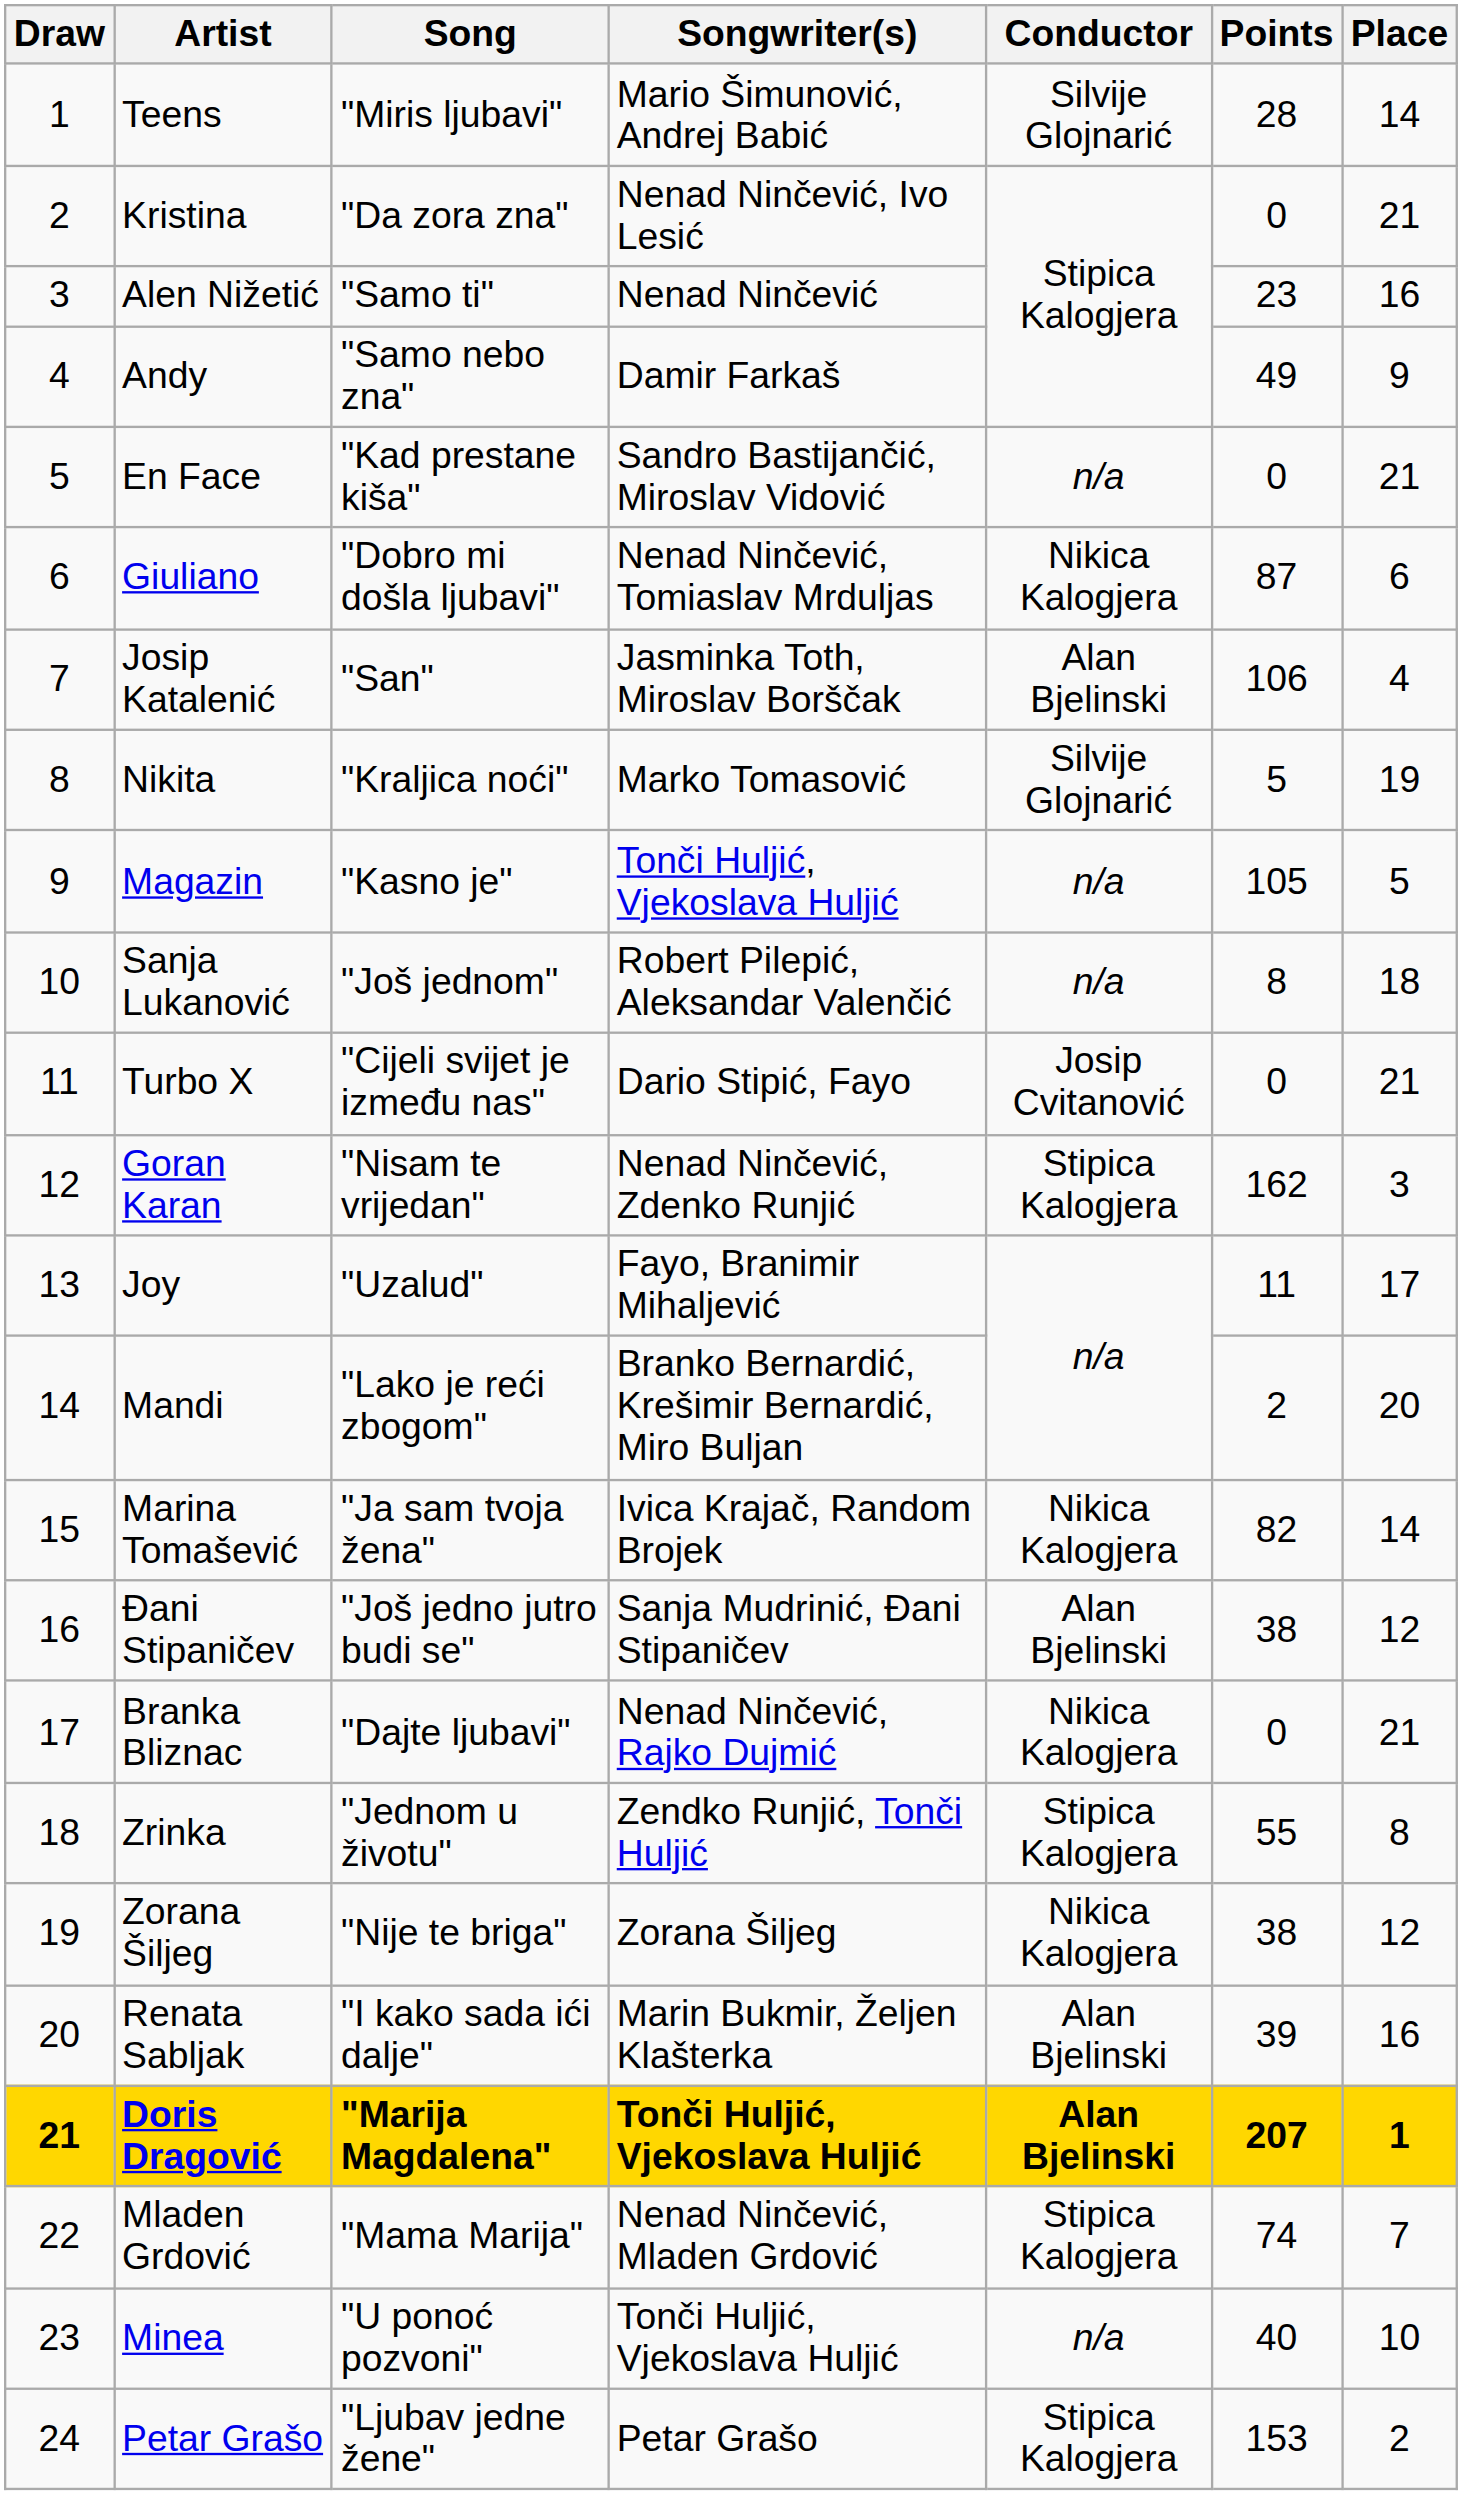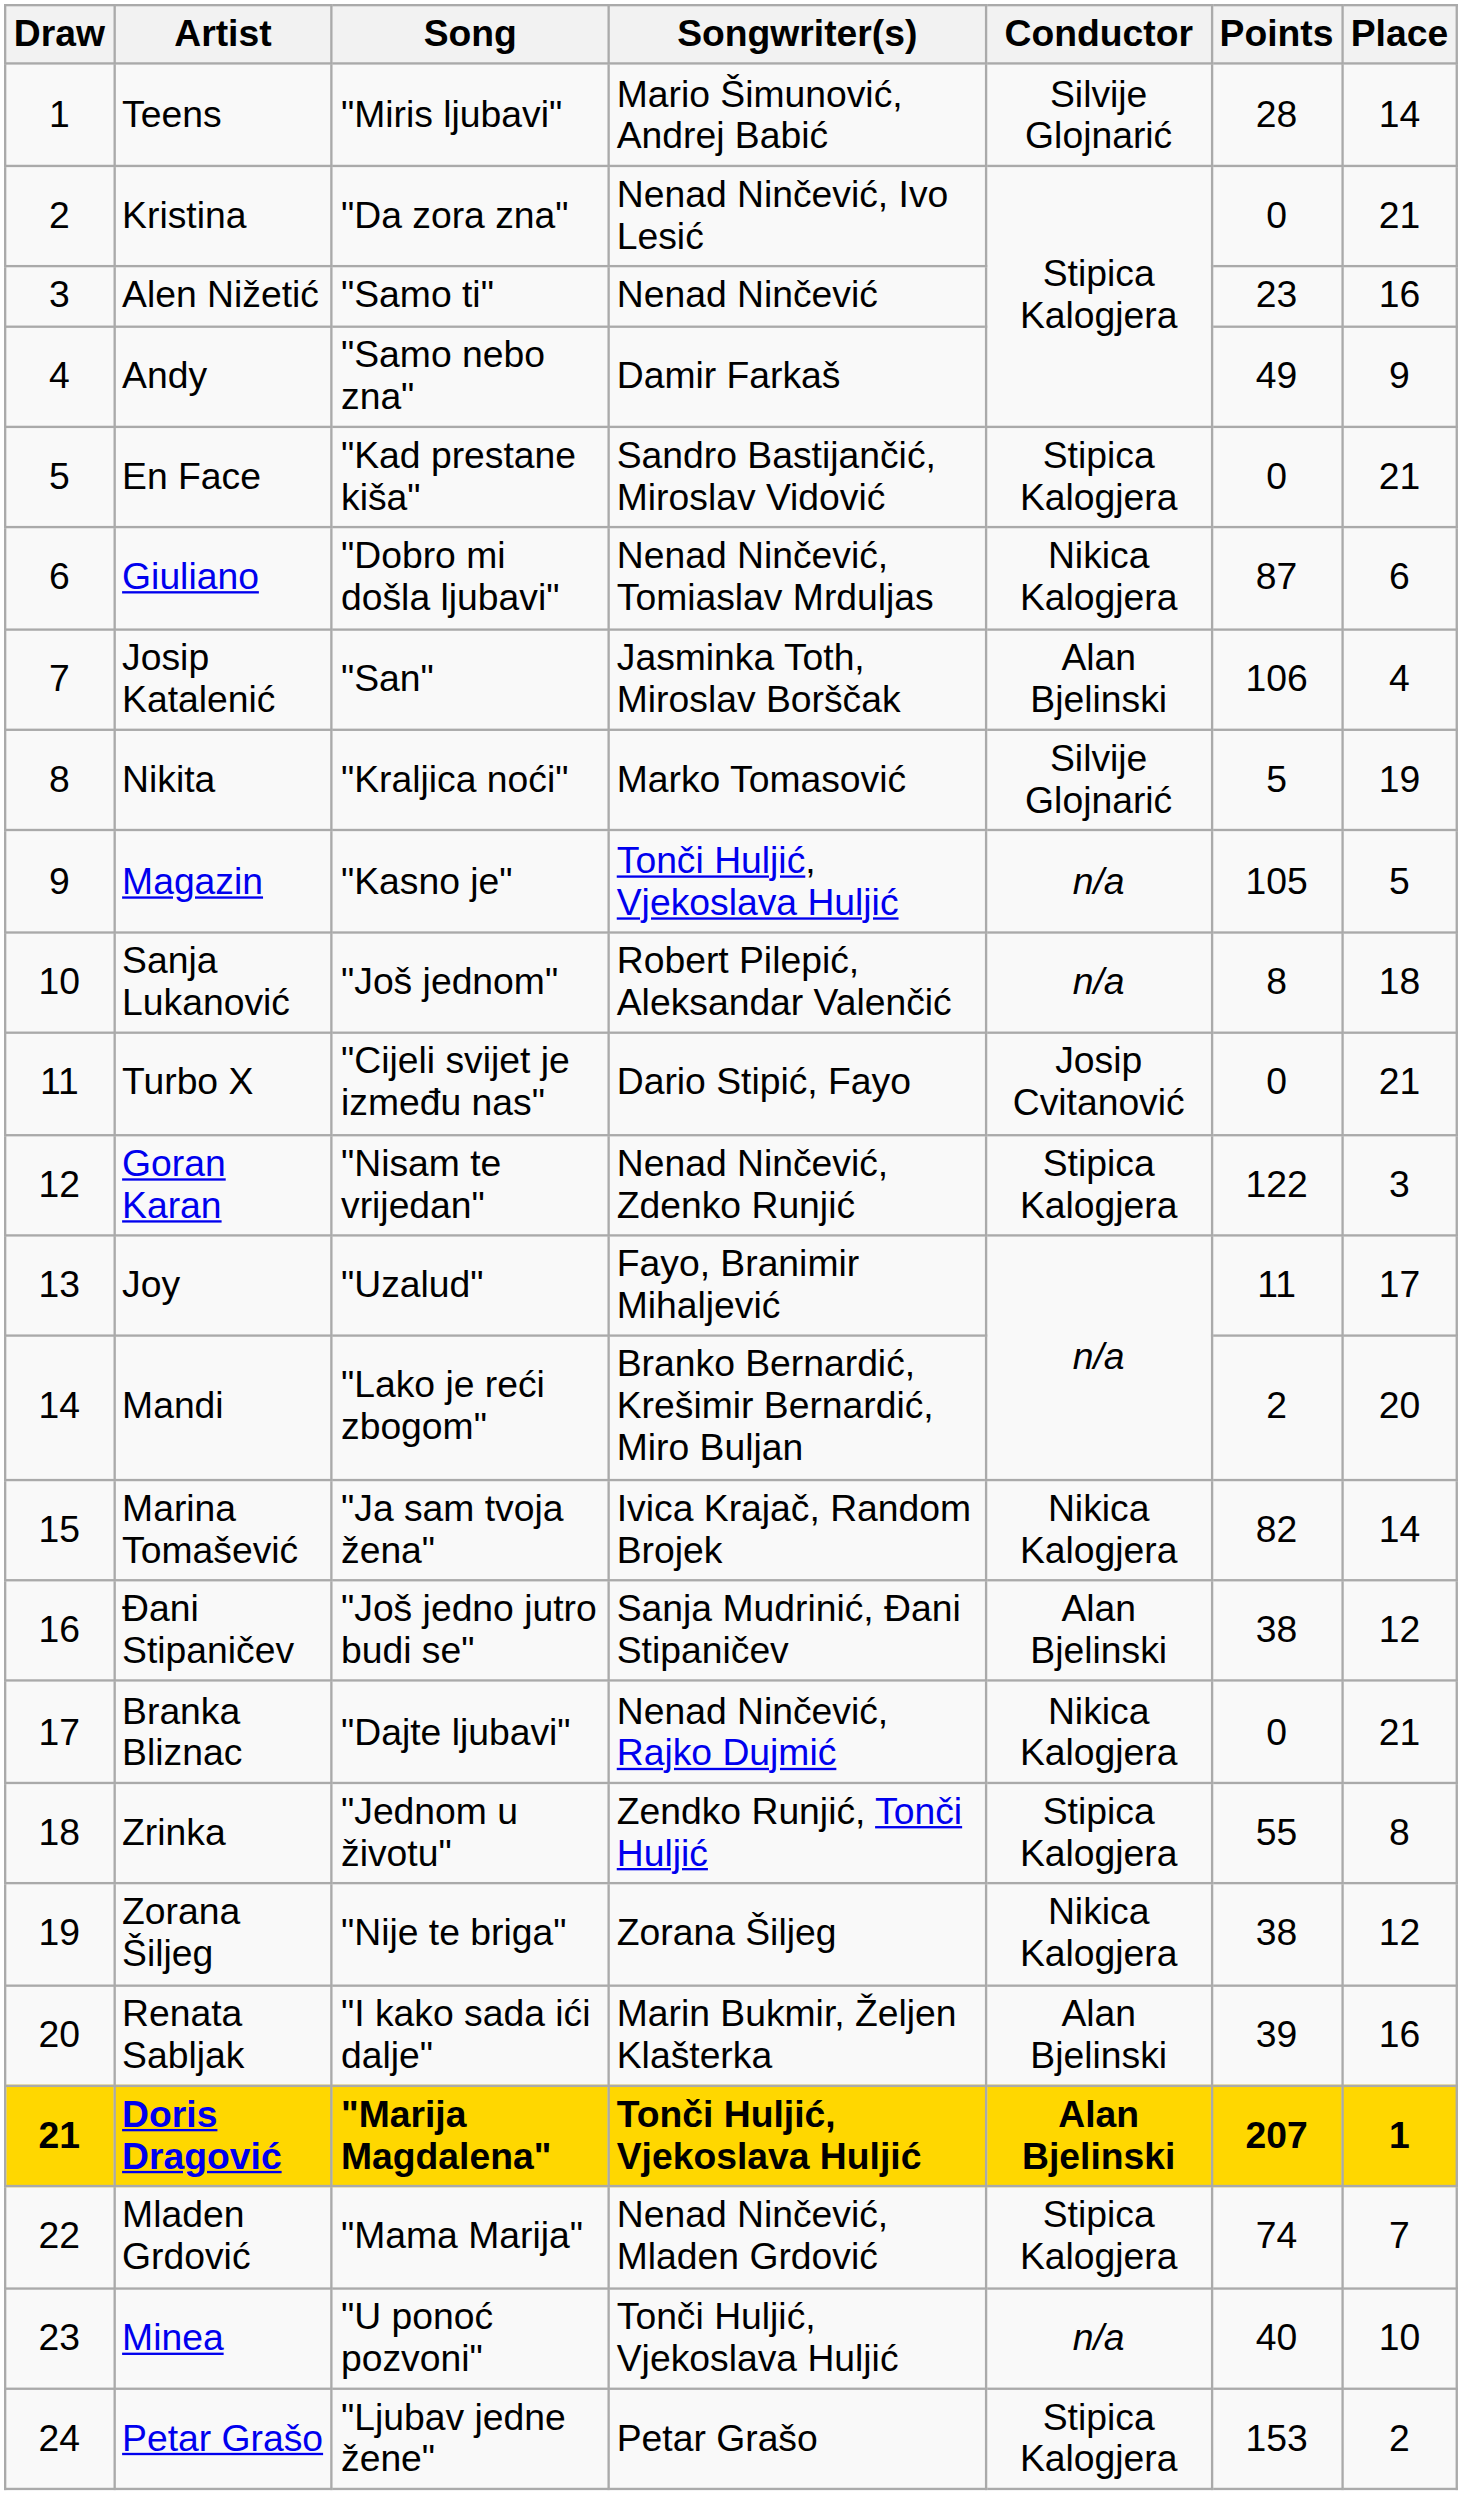(1099, 476) n/a -> (1099, 476) Stipica Kalogjera
(1277, 1183) 162 -> (1277, 1183) 122
